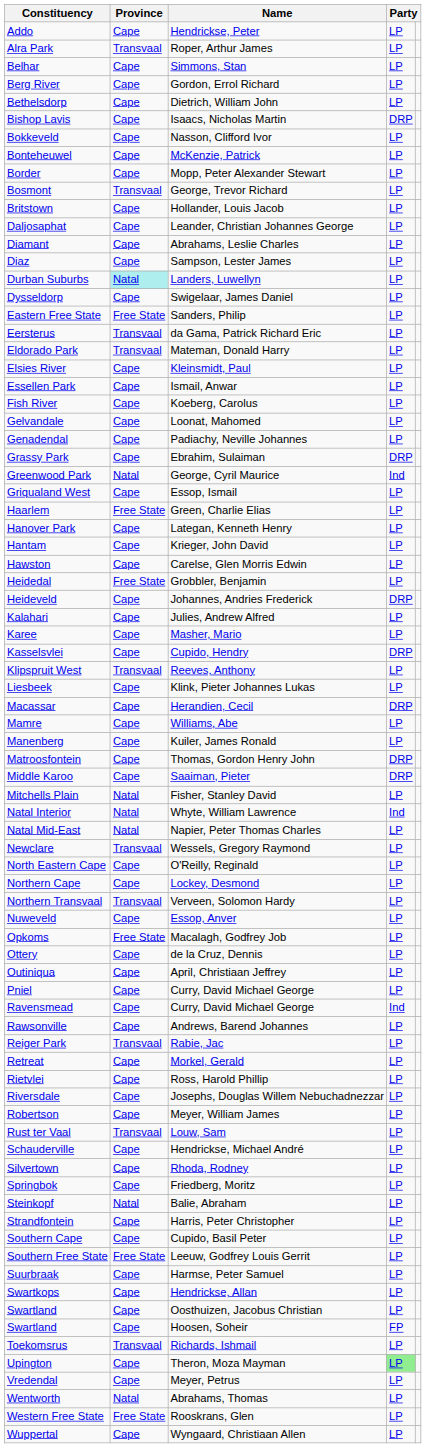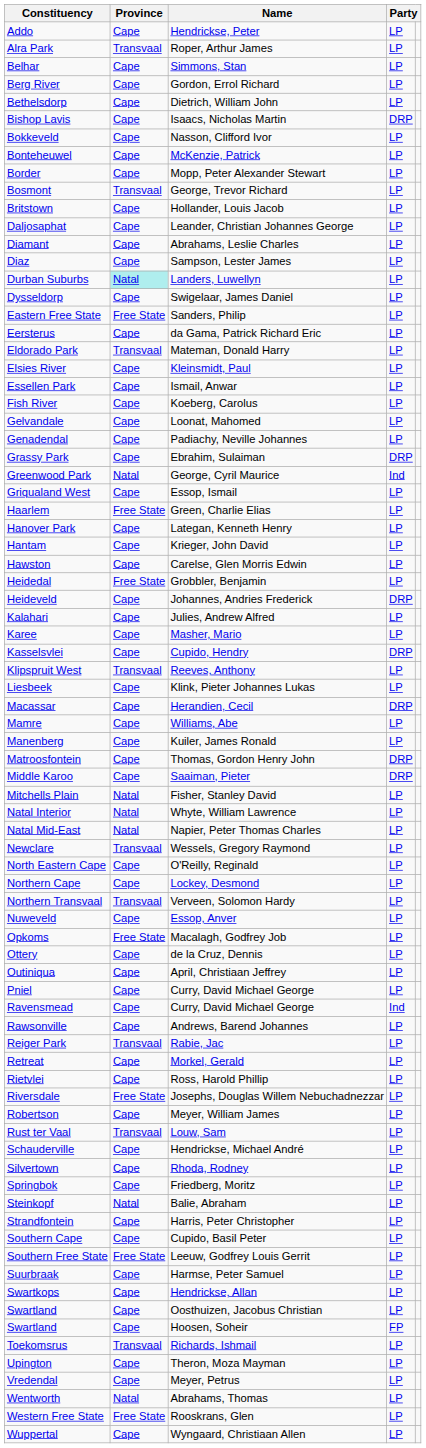(137, 333) Transvaal -> (126, 333) Cape
(397, 812) Ind -> (396, 812) LP
(126, 1096) Cape -> (139, 1096) Free State
(396, 1363) lightgreen background -> (396, 1363) no background
